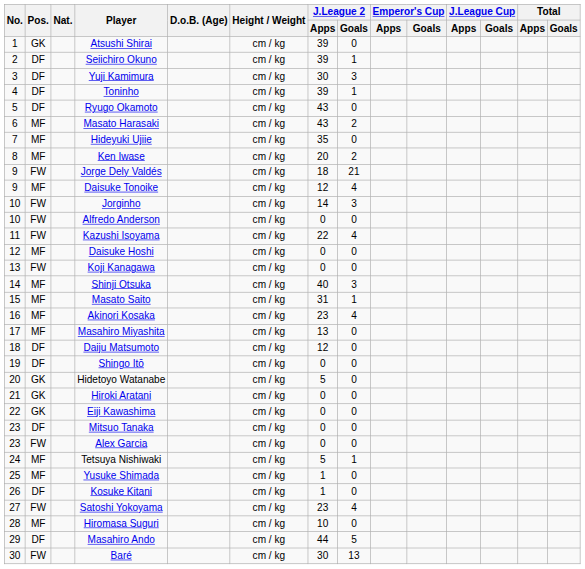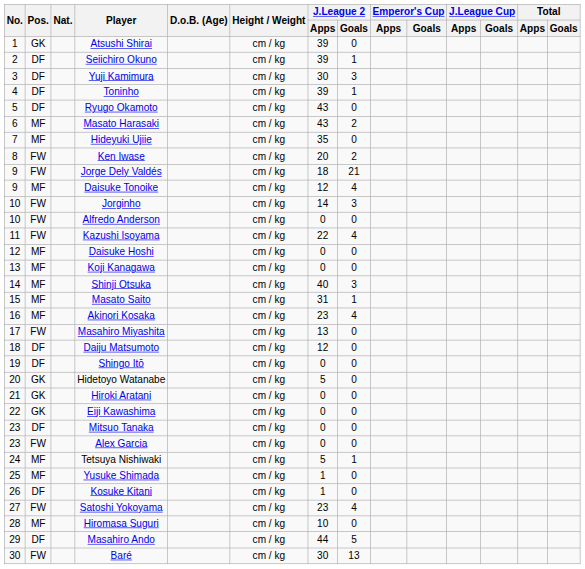(38, 156) MF -> (38, 156) FW
(38, 268) FW -> (38, 268) MF
(38, 332) MF -> (38, 332) FW
